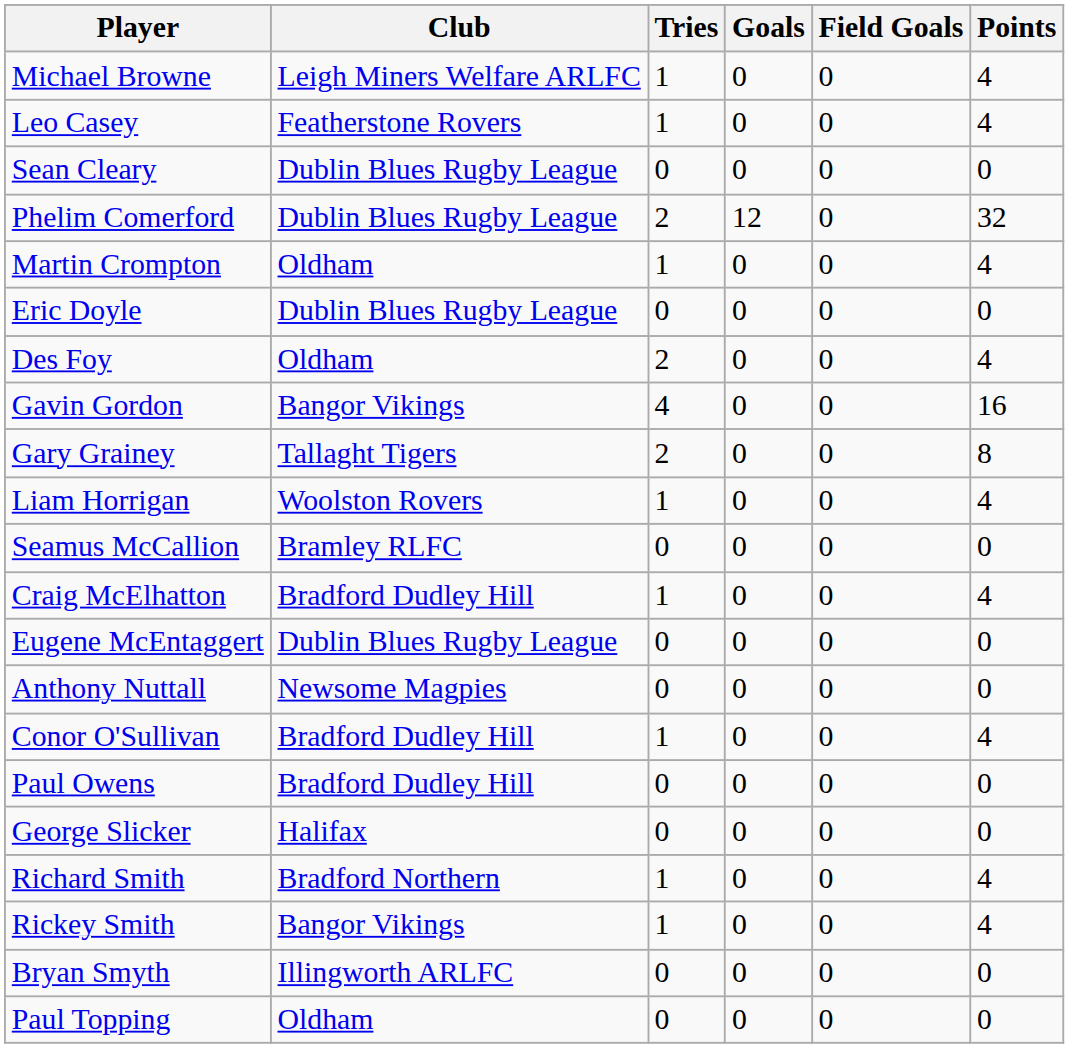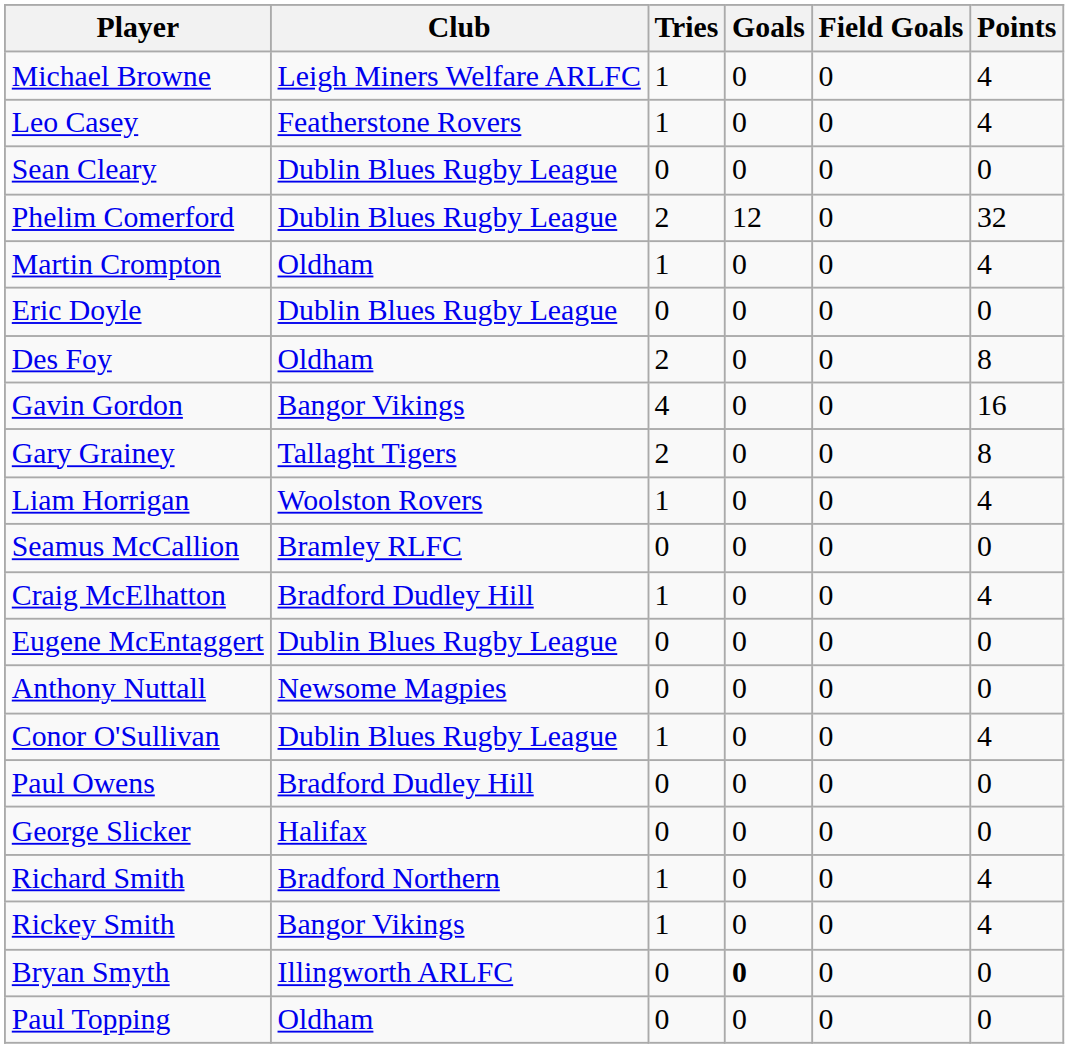(984, 358) 4 -> (984, 358) 8
(406, 736) Bradford Dudley Hill -> (447, 736) Dublin Blues Rugby League
(740, 972) normal -> (740, 972) bold
